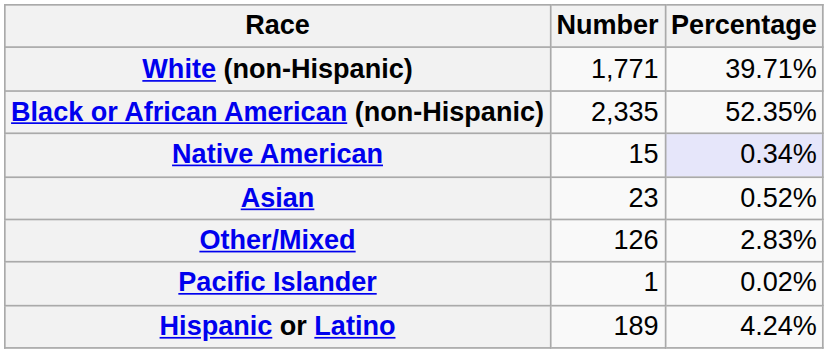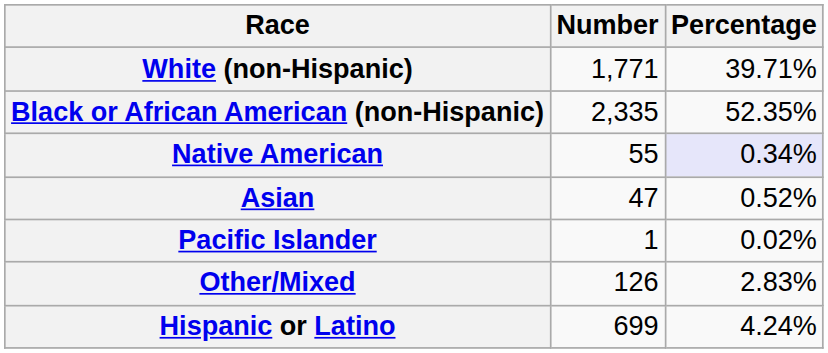(644, 154) 15 -> (644, 154) 55
(644, 197) 23 -> (644, 197) 47
rows swapped: (278, 283) <-> (278, 240)
(636, 326) 189 -> (636, 326) 699
